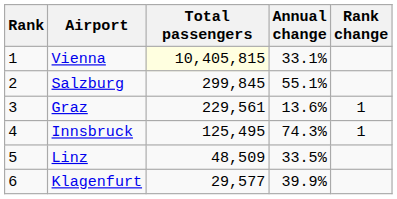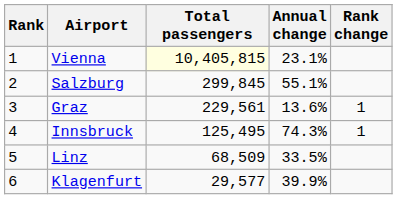(304, 59) 33.1% -> (304, 59) 23.1%
(238, 157) 48,509 -> (238, 157) 68,509
